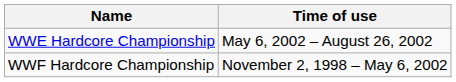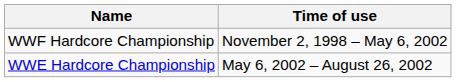rows swapped: (111, 64) <-> (111, 40)
